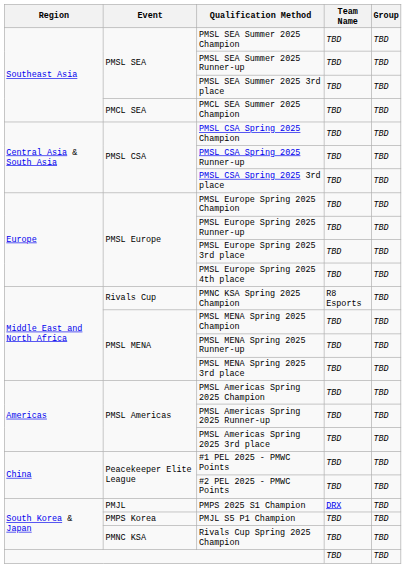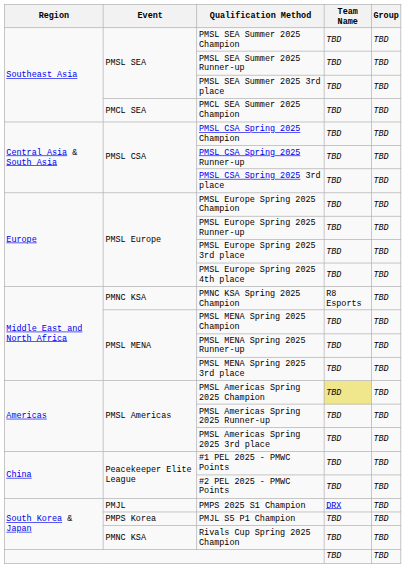(131, 298) Rivals Cup -> (126, 298) PMNC KSA
(334, 392) no background -> (334, 392) khaki background
